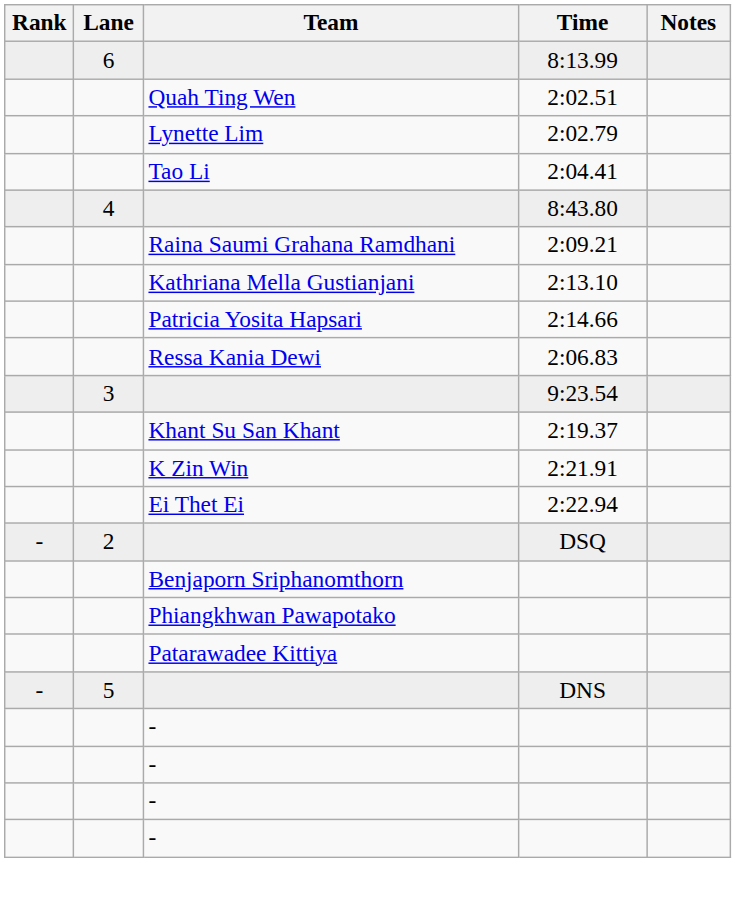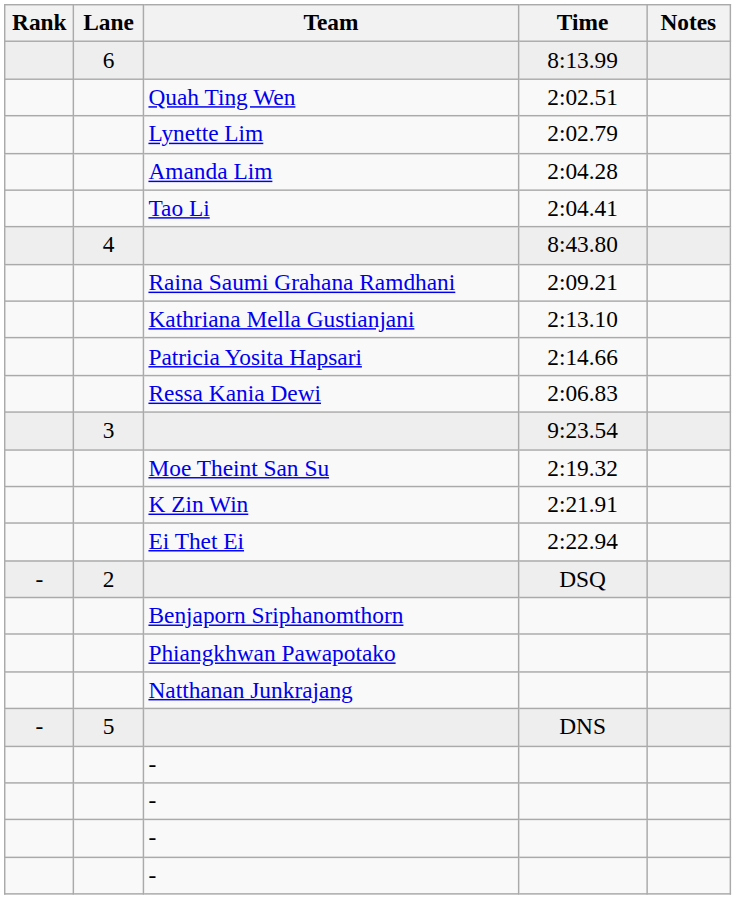+ row: (210, 171)
- row: (244, 430)
+ row: (239, 467)
- row: (243, 652)
+ row: (251, 689)
